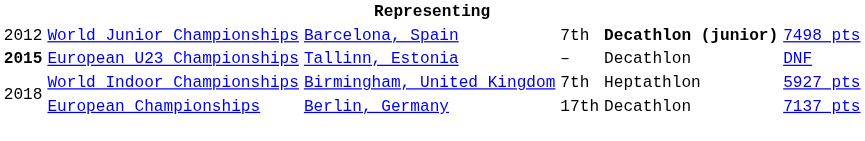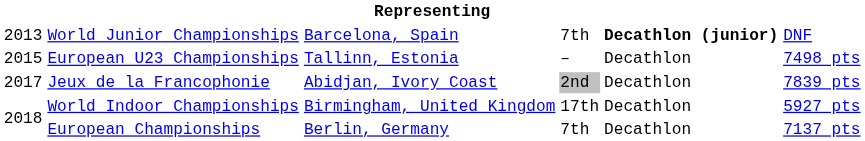(23, 36) 2012 -> (23, 36) 2013
(822, 36) 7498 pts -> (798, 36) DNF
(23, 59) bold -> (23, 59) normal
(798, 59) DNF -> (822, 59) 7498 pts
+ row: (159, 83)
(575, 83) 7th -> (580, 106) 17th
(652, 83) Heptathlon -> (648, 106) Decathlon
(580, 106) 17th -> (575, 130) 7th
